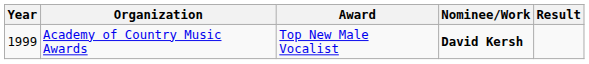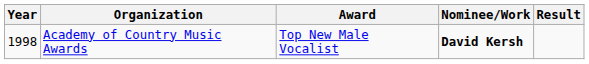(22, 42) 1999 -> (22, 42) 1998
